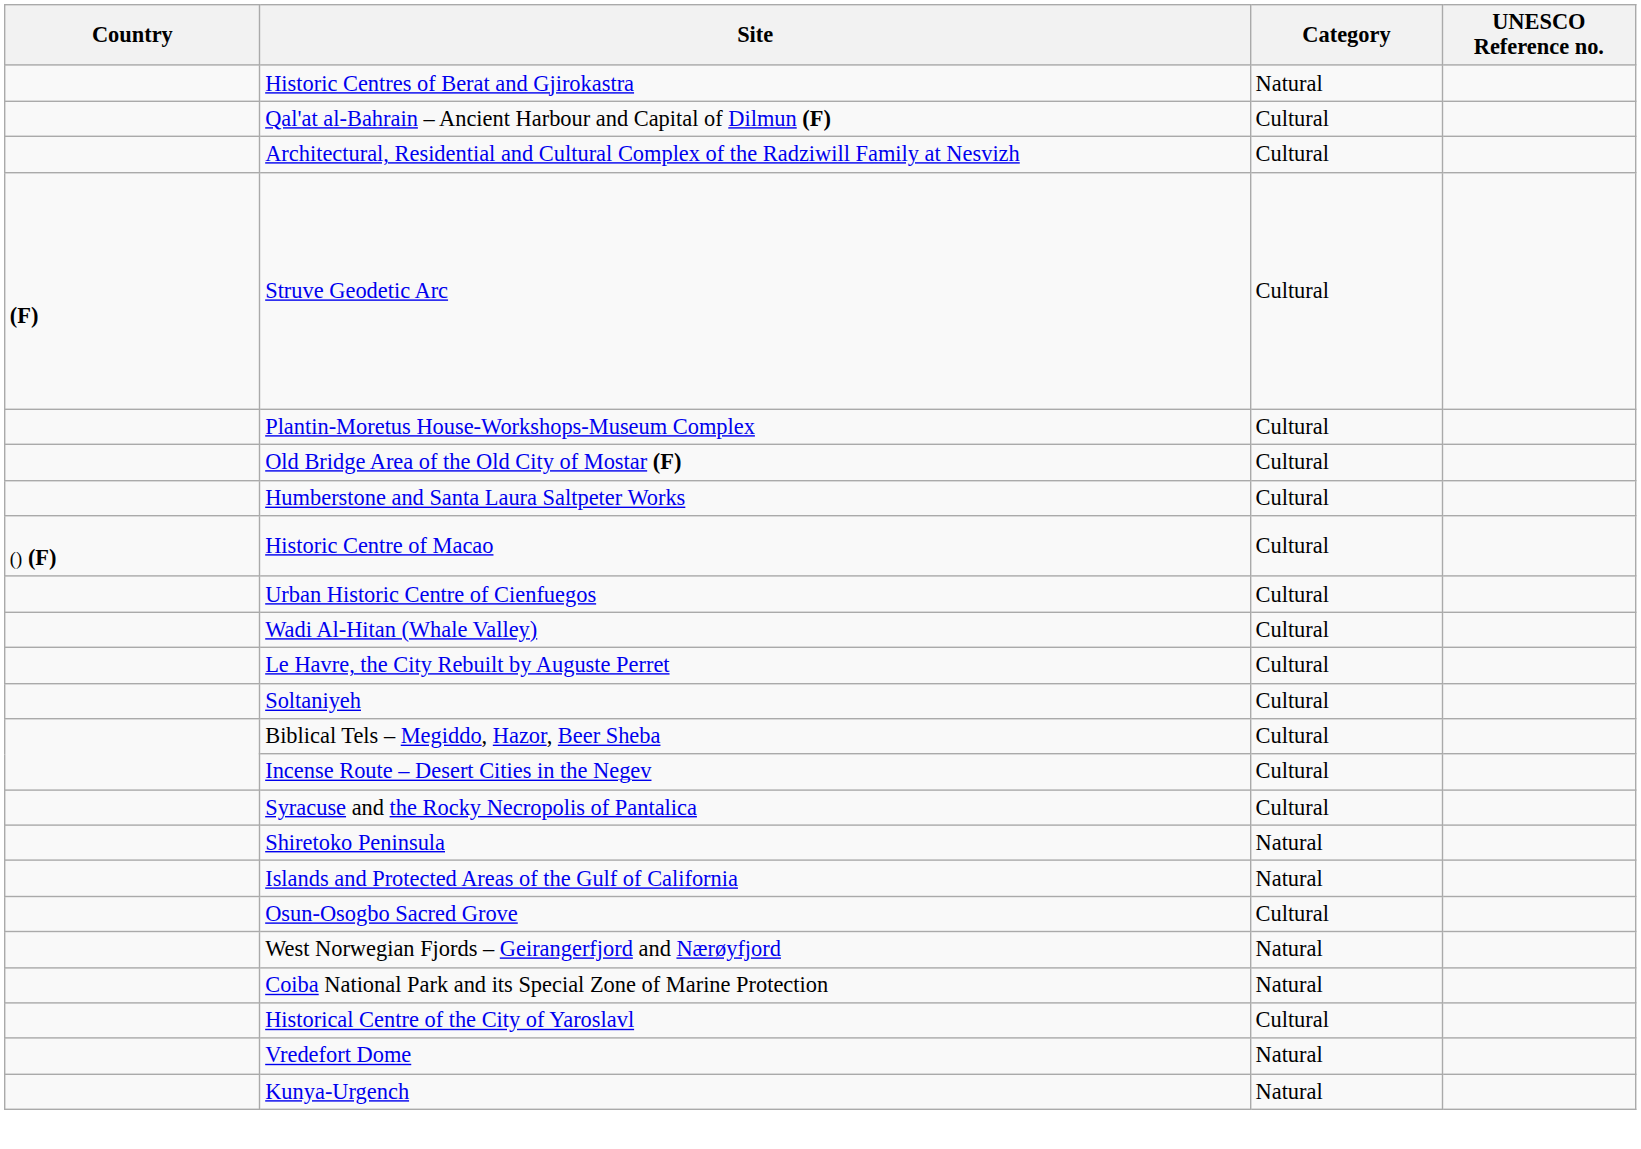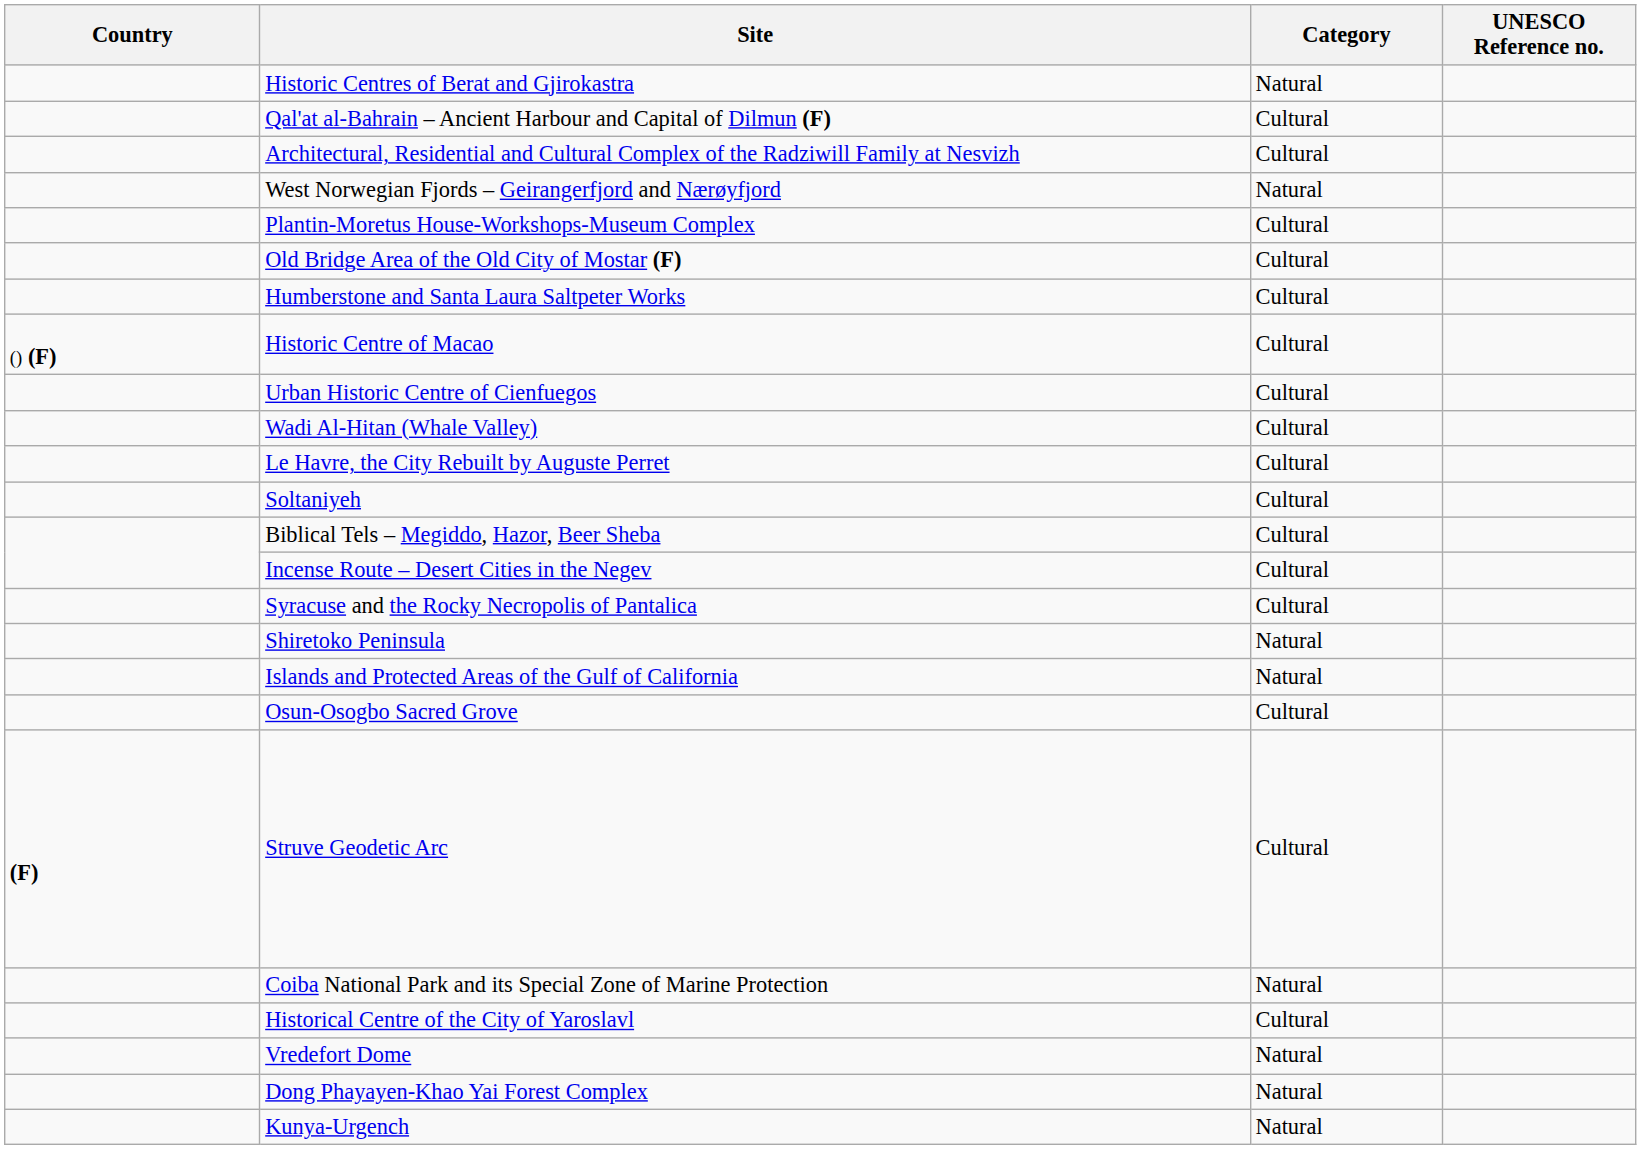rows swapped: (357, 290) <-> (523, 949)
+ row: (457, 1091)
